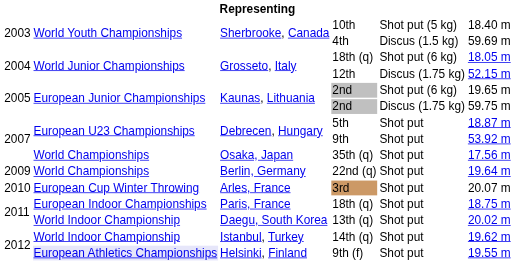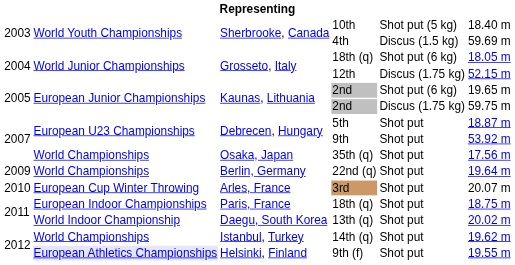(107, 236) World Indoor Championship -> (91, 236) World Championships
